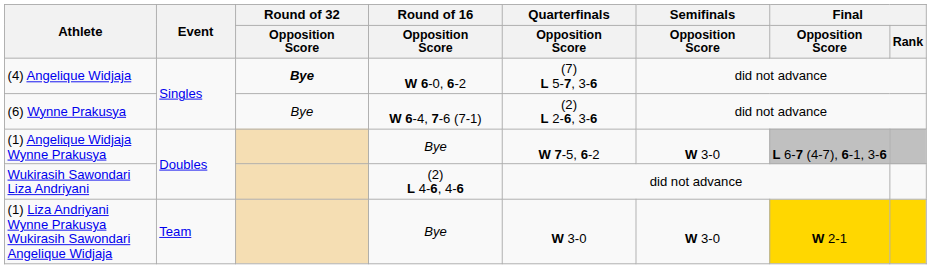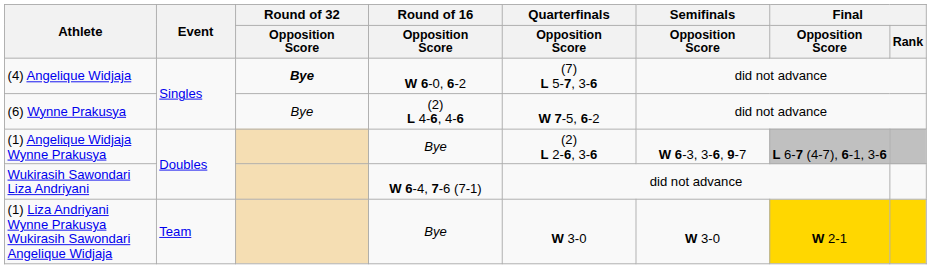(435, 119) W 6-4, 7-6 (7-1) -> (435, 112) (2) L 4-6, 4-6
(569, 112) (2) L 2-6, 3-6 -> (569, 119) W 7-5, 6-2
(569, 154) W 7-5, 6-2 -> (569, 147) (2) L 2-6, 3-6
(703, 154) W 3-0 -> (703, 154) W 6-3, 3-6, 9-7
(435, 182) (2) L 4-6, 4-6 -> (435, 189) W 6-4, 7-6 (7-1)
